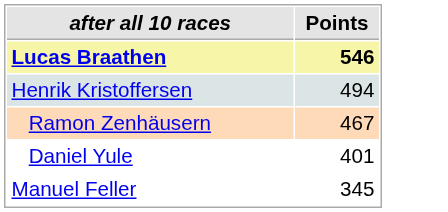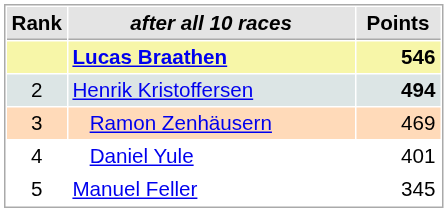+ column: (37, 23)
(357, 90) normal -> (418, 90) bold
(357, 123) 467 -> (418, 123) 469
